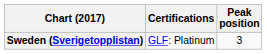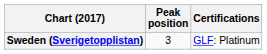columns swapped: (239, 18) <-> (181, 18)
